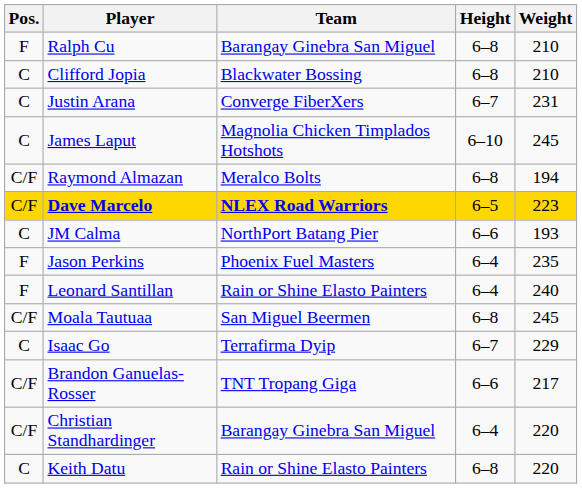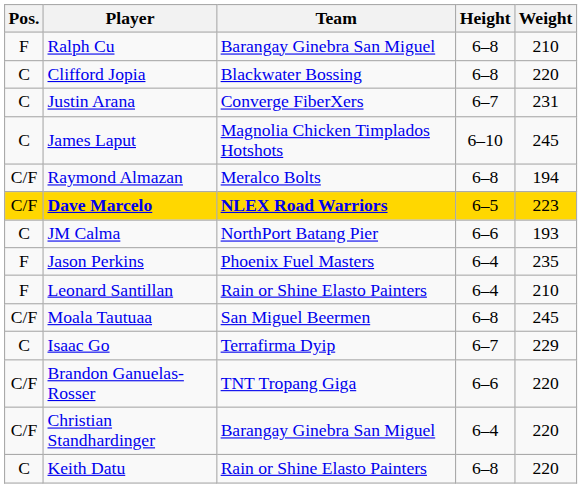(546, 74) 210 -> (546, 74) 220
(546, 289) 240 -> (546, 289) 210
(546, 383) 217 -> (546, 383) 220
